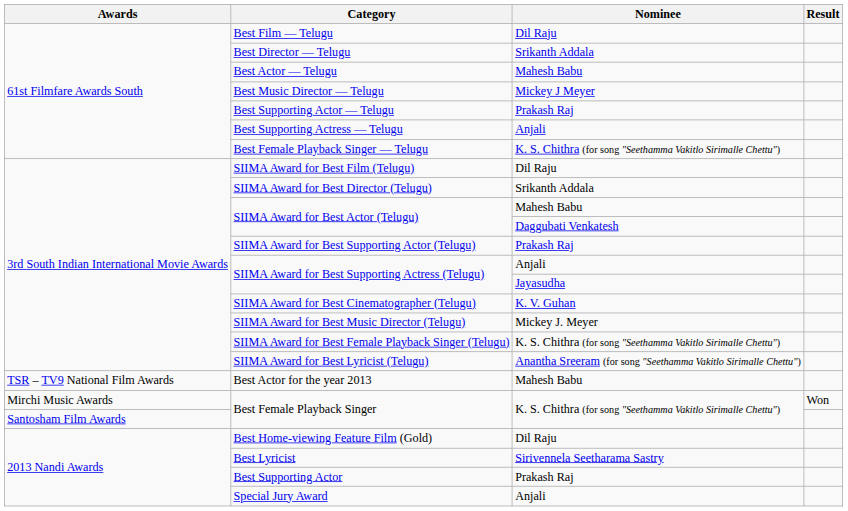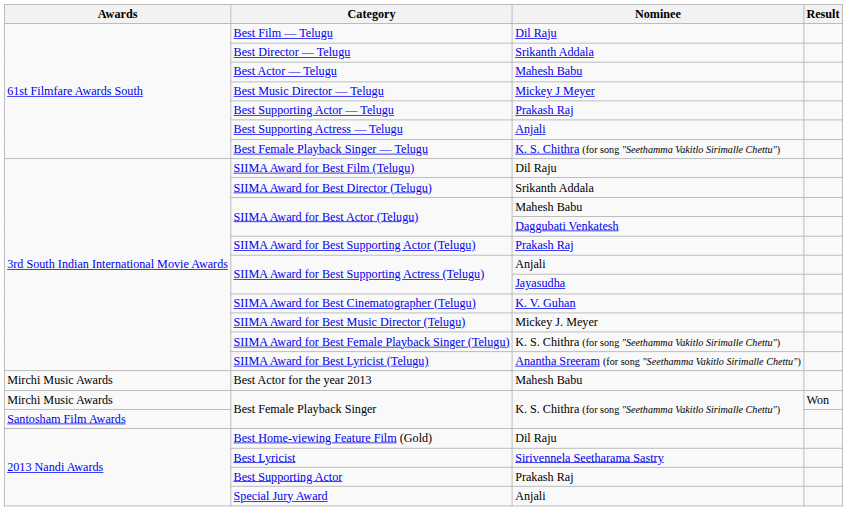(90, 380) TSR – TV9 National Film Awards -> (60, 380) Mirchi Music Awards
